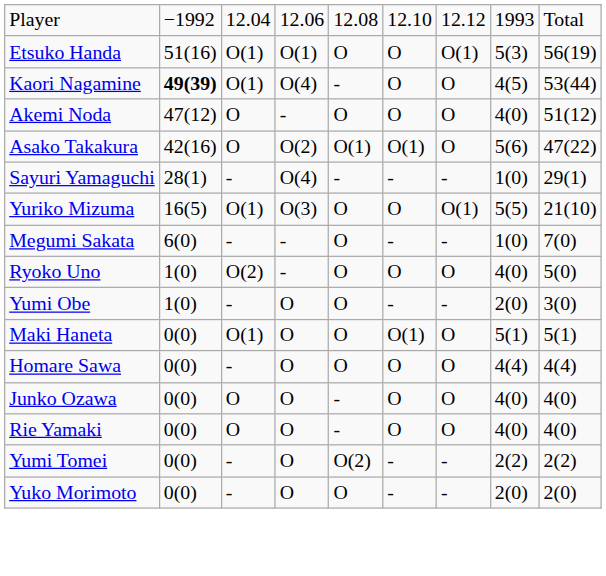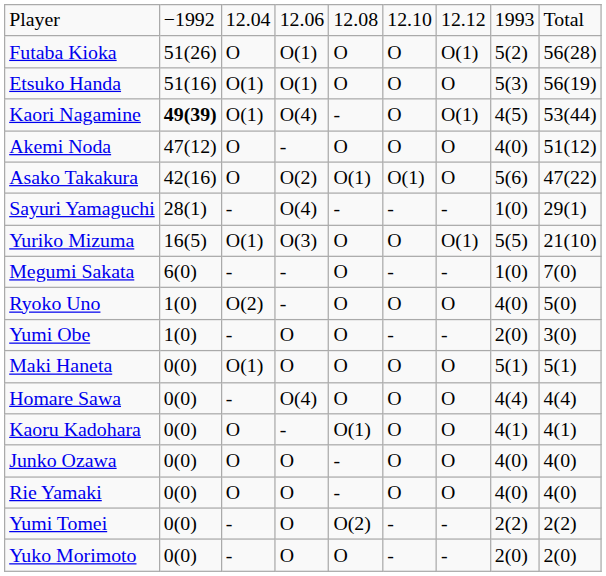+ row: (63, 51)
(460, 51) O(1) -> (448, 83) O
(448, 83) O -> (460, 114) O(1)
(406, 334) O(1) -> (394, 366) O
(287, 366) O -> (298, 397) O(4)
+ row: (75, 429)
